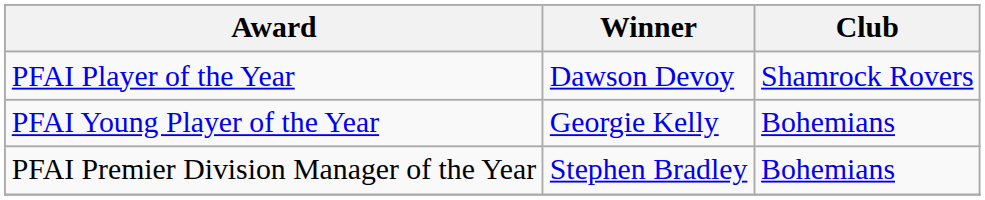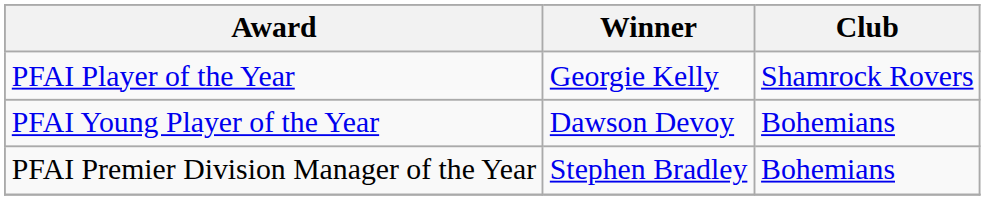(642, 75) Dawson Devoy -> (634, 75) Georgie Kelly
(634, 122) Georgie Kelly -> (642, 122) Dawson Devoy
